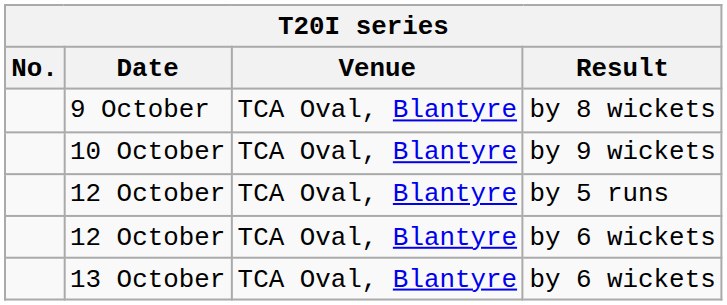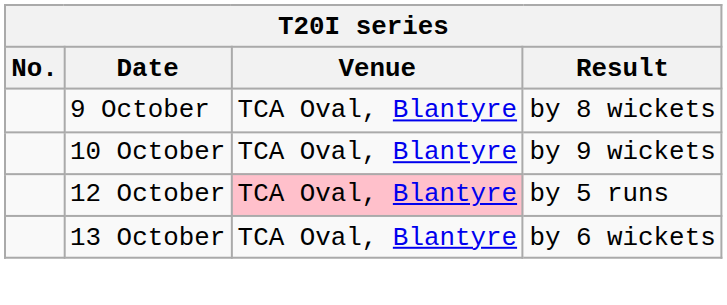(377, 195) no background -> (377, 195) pink background
- row: (148, 237)
